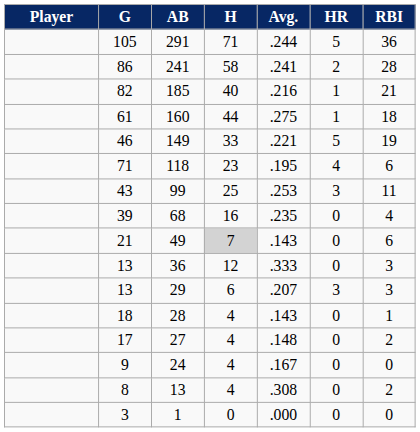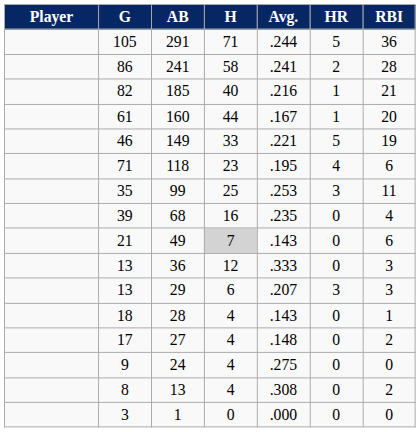(283, 116) .275 -> (283, 116) .167
(389, 116) 18 -> (389, 116) 20
(125, 191) 43 -> (125, 191) 35
(283, 365) .167 -> (283, 365) .275
